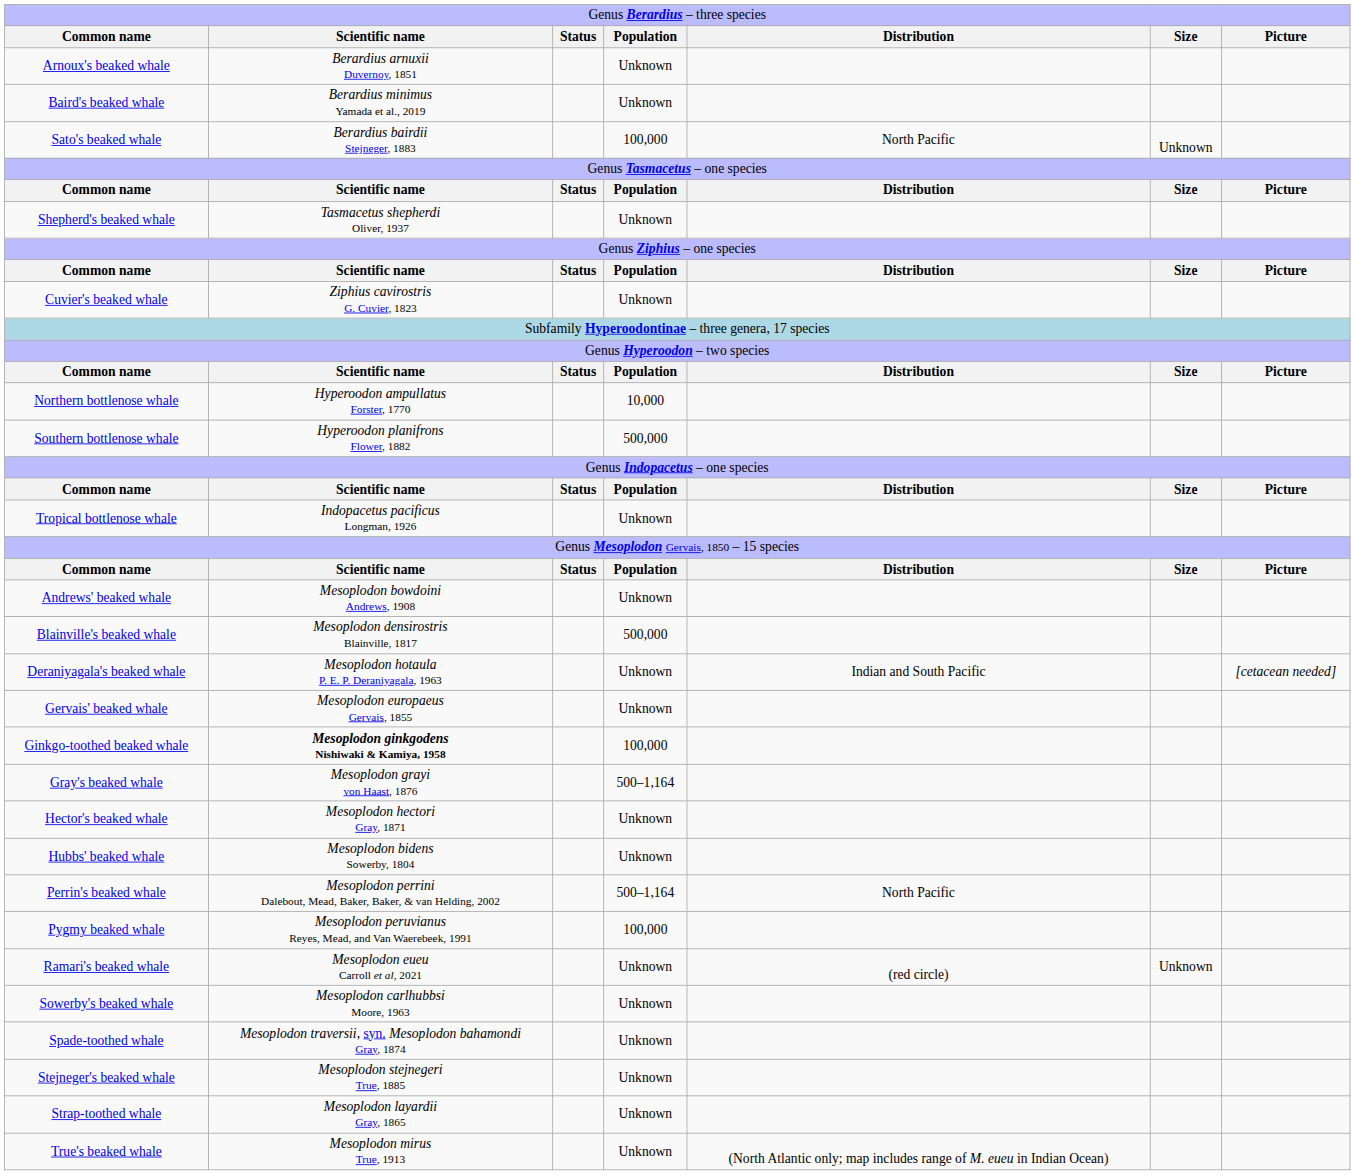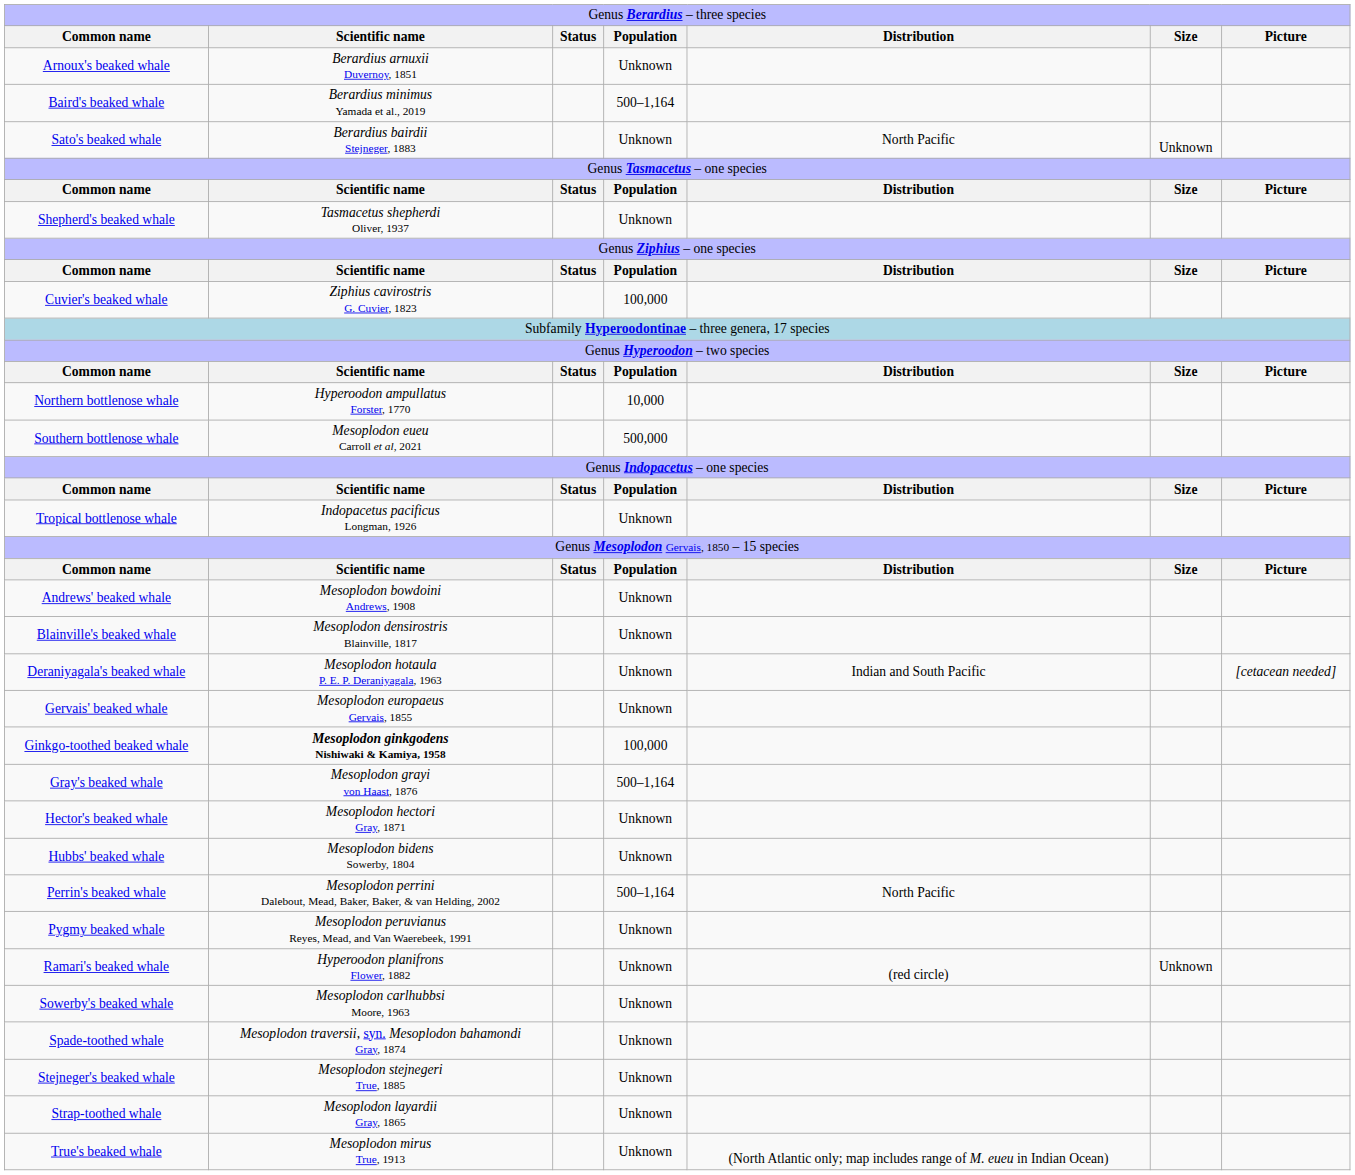(645, 102) Unknown -> (645, 102) 500–1,164
(645, 139) 100,000 -> (645, 139) Unknown
(645, 299) Unknown -> (645, 299) 100,000
(380, 438) Hyperoodon planifrons Flower, 1882 -> (380, 438) Mesoplodon eueu Carroll et al, 2021
(645, 635) 500,000 -> (645, 635) Unknown
(645, 930) 100,000 -> (645, 930) Unknown
(380, 966) Mesoplodon eueu Carroll et al, 2021 -> (380, 966) Hyperoodon planifrons Flower, 1882
